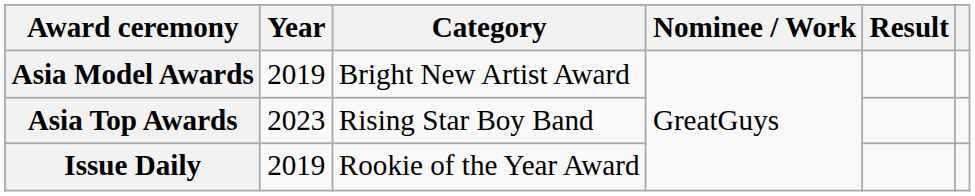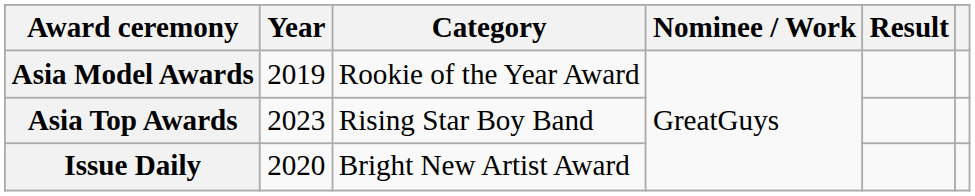(484, 73) Bright New Artist Award -> (489, 73) Rookie of the Year Award
(296, 166) 2019 -> (296, 166) 2020
(489, 166) Rookie of the Year Award -> (484, 166) Bright New Artist Award
